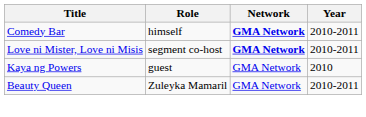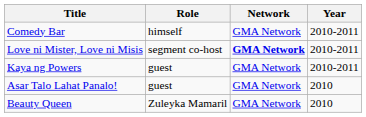(269, 31) bold -> (267, 31) normal
(321, 67) 2010 -> (334, 67) 2010-2011
+ row: (62, 85)
(334, 85) 2010-2011 -> (321, 103) 2010
